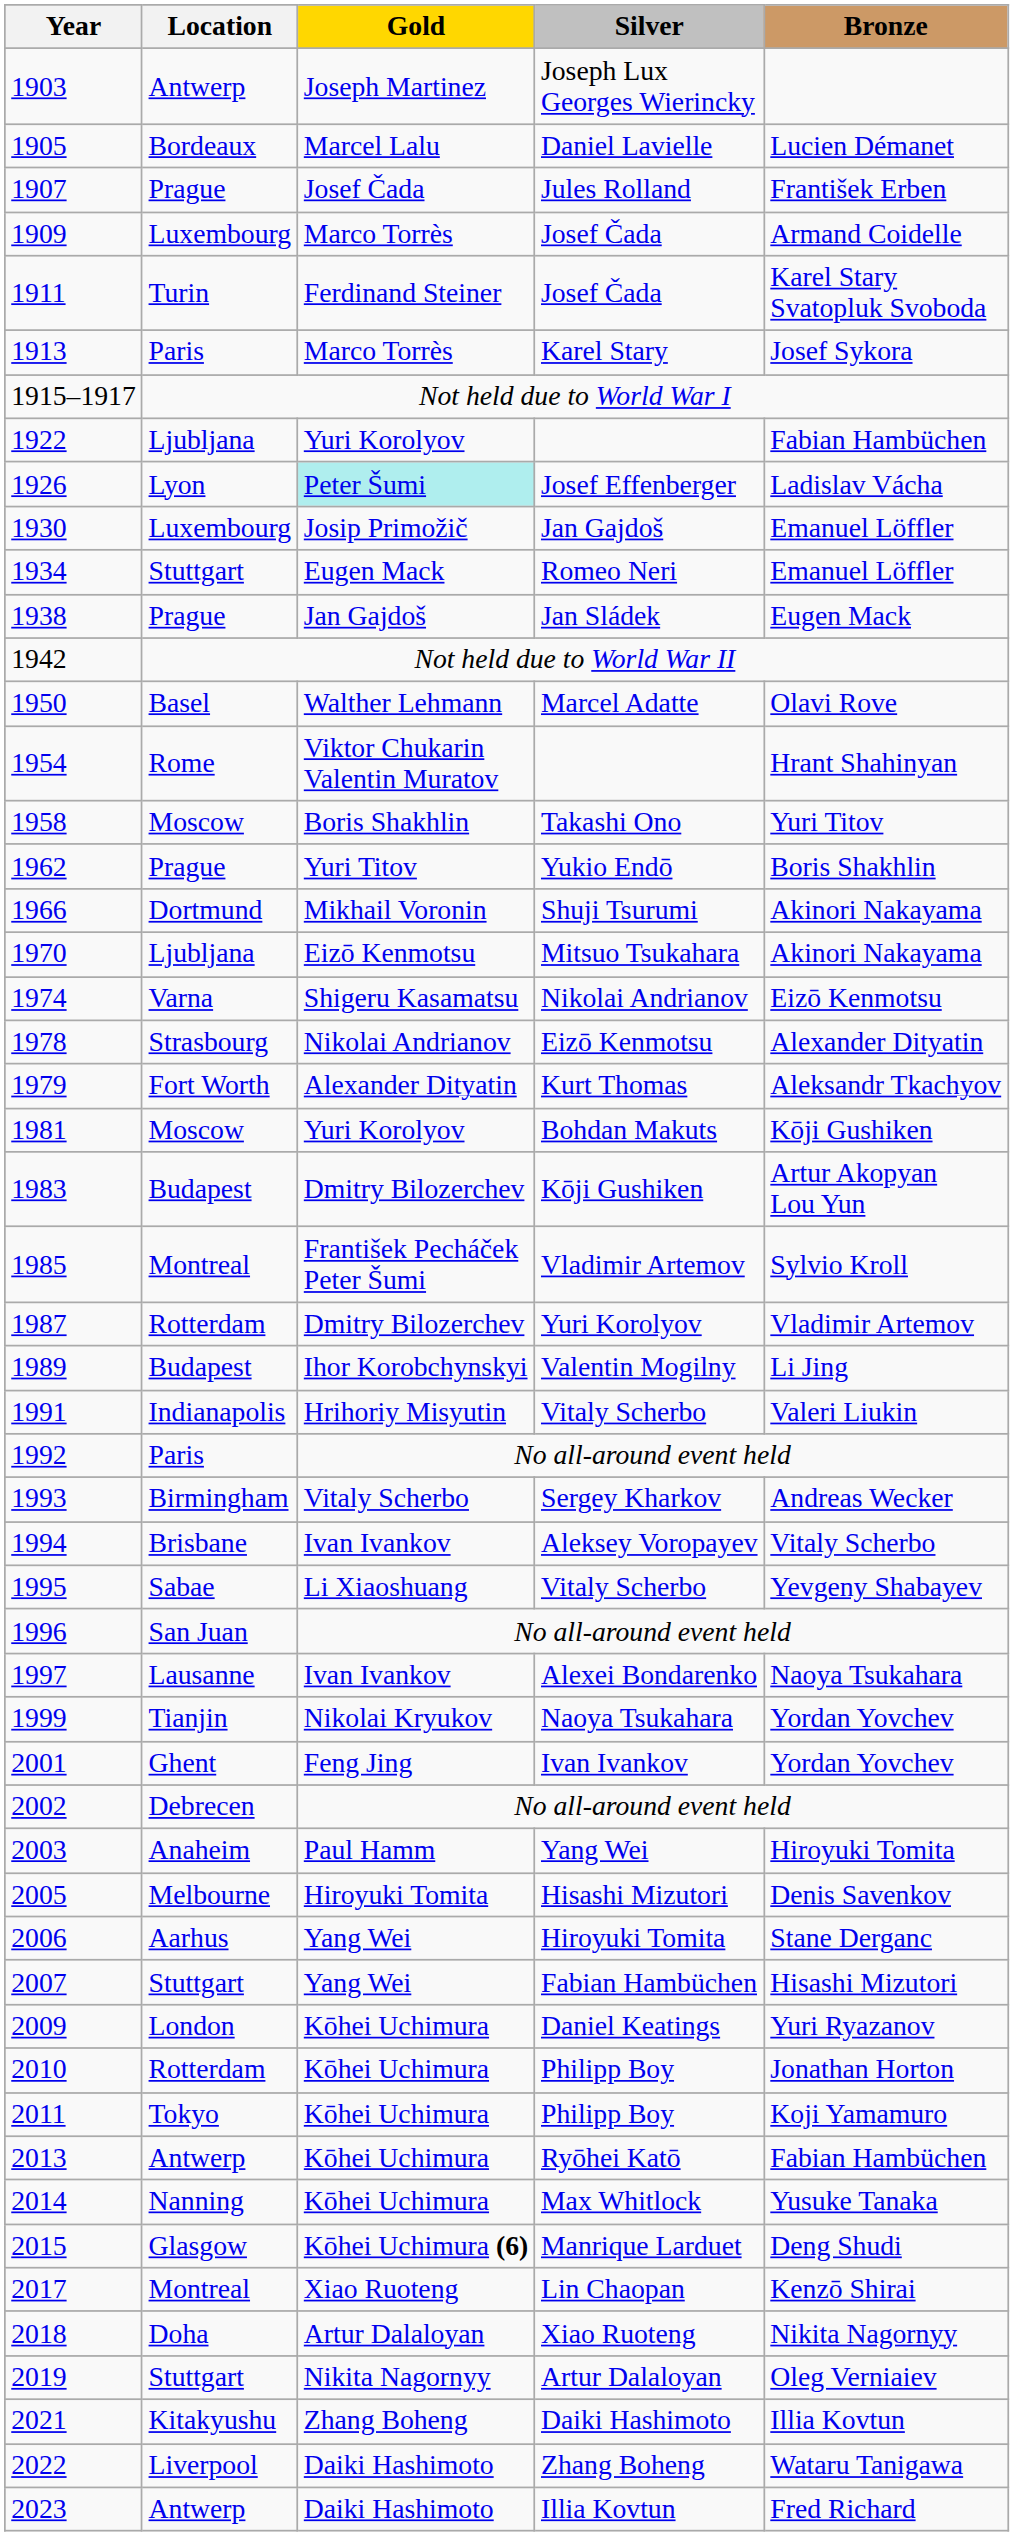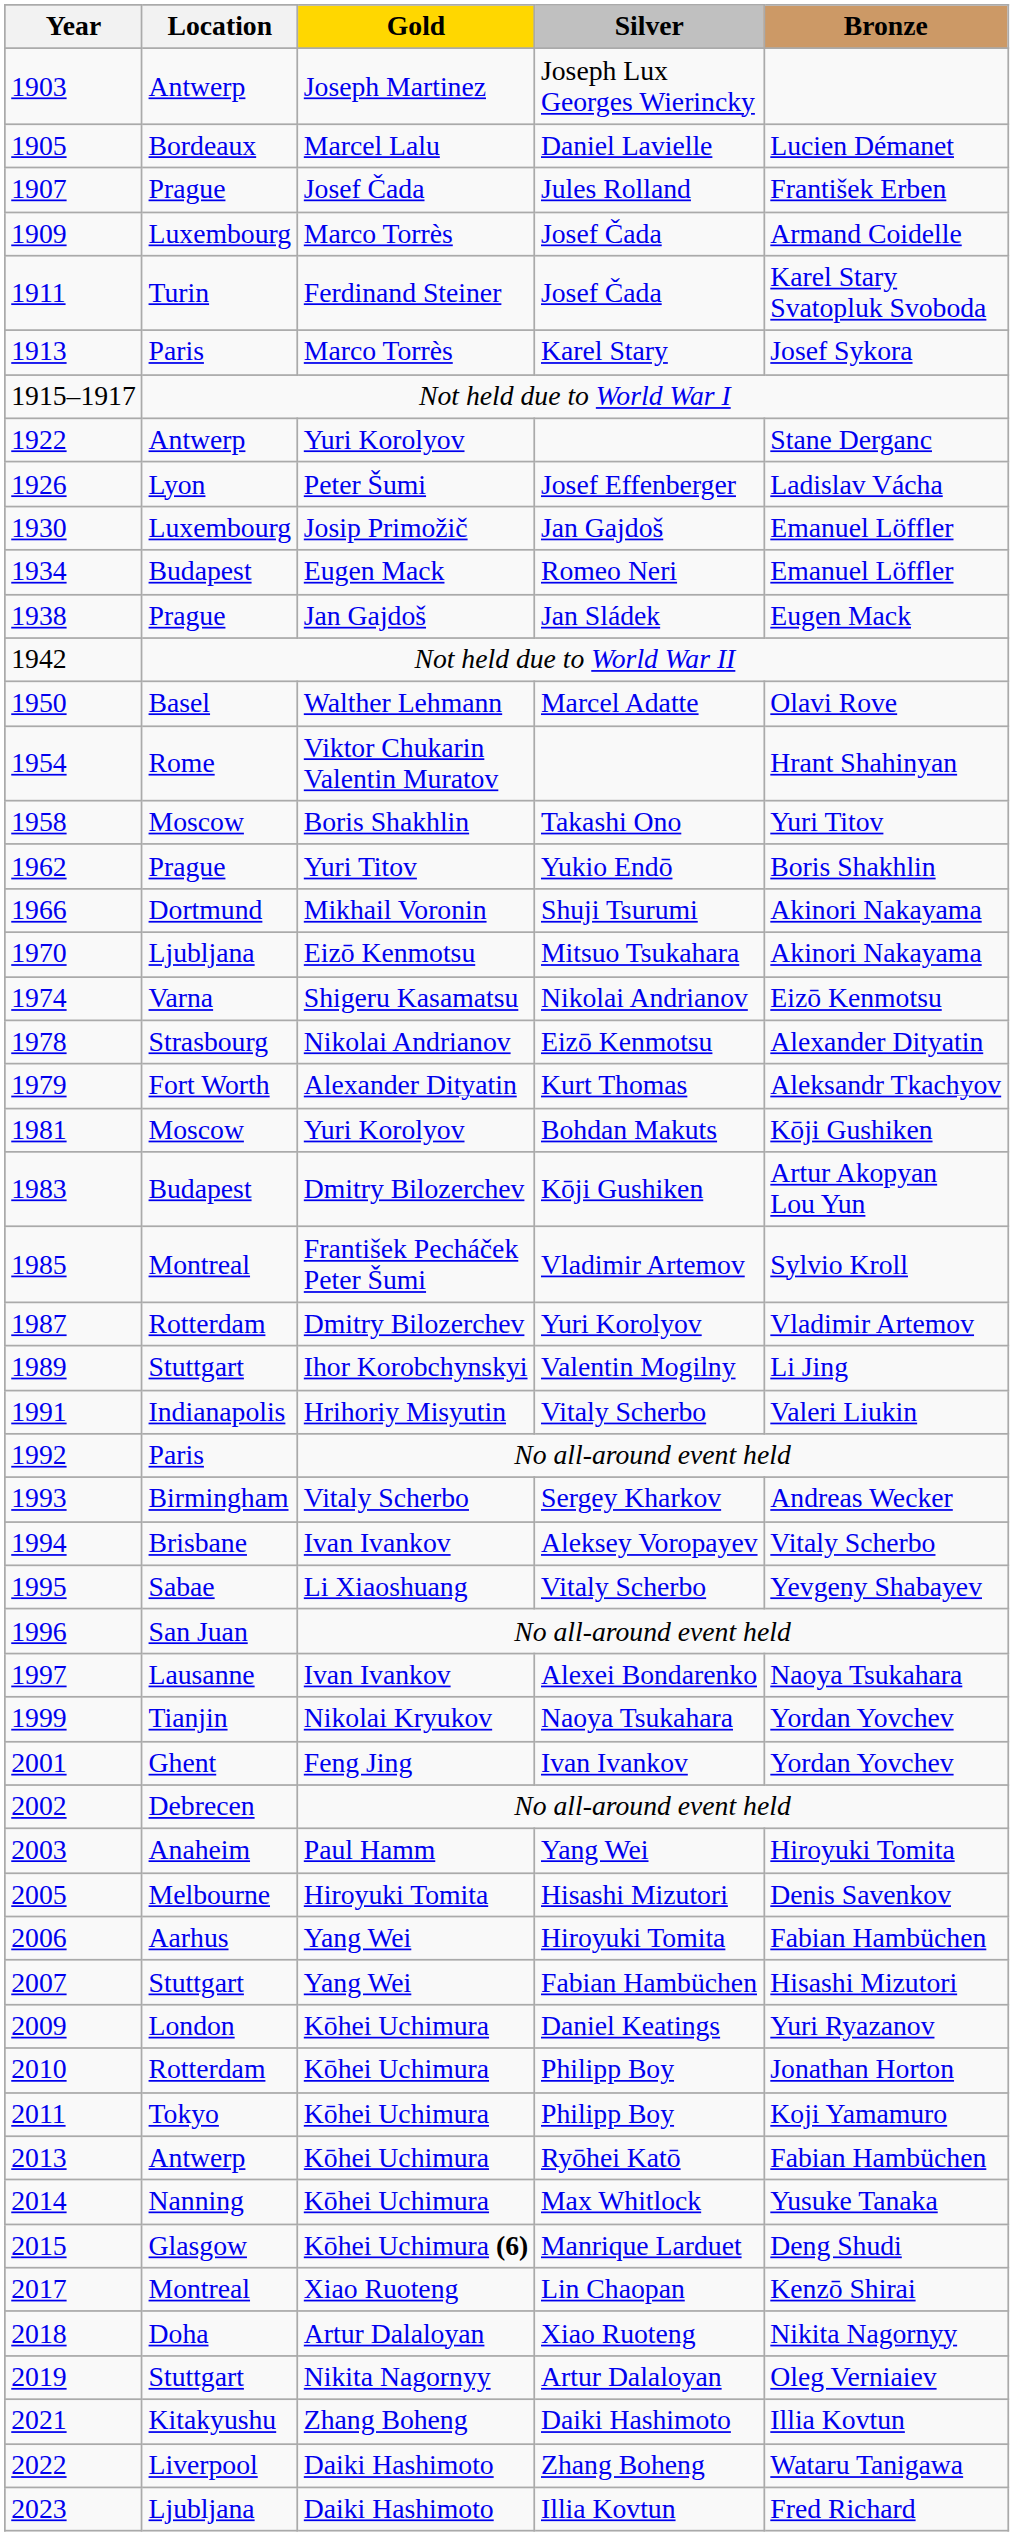(202, 439) Ljubljana -> (197, 439) Antwerp
(878, 439) Fabian Hambüchen -> (851, 439) Stane Derganc
(365, 483) paleturquoise background -> (365, 483) no background
(196, 571) Stuttgart -> (200, 571) Budapest
(200, 1367) Budapest -> (196, 1367) Stuttgart
(851, 1938) Stane Derganc -> (878, 1938) Fabian Hambüchen
(197, 2508) Antwerp -> (202, 2508) Ljubljana
